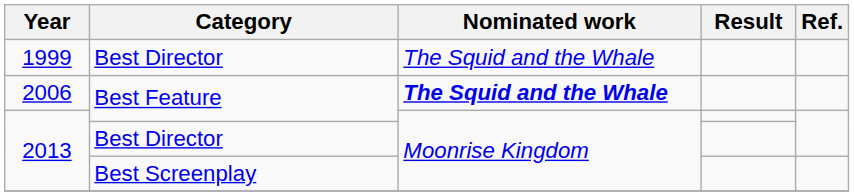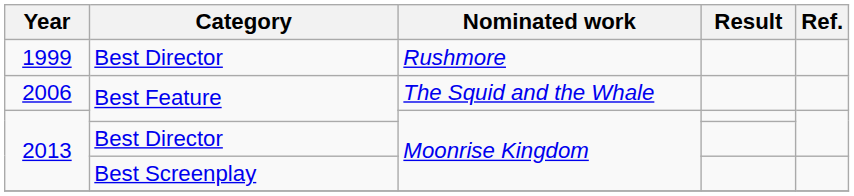(529, 57) The Squid and the Whale -> (455, 57) Rushmore
(536, 92) bold -> (529, 92) normal
